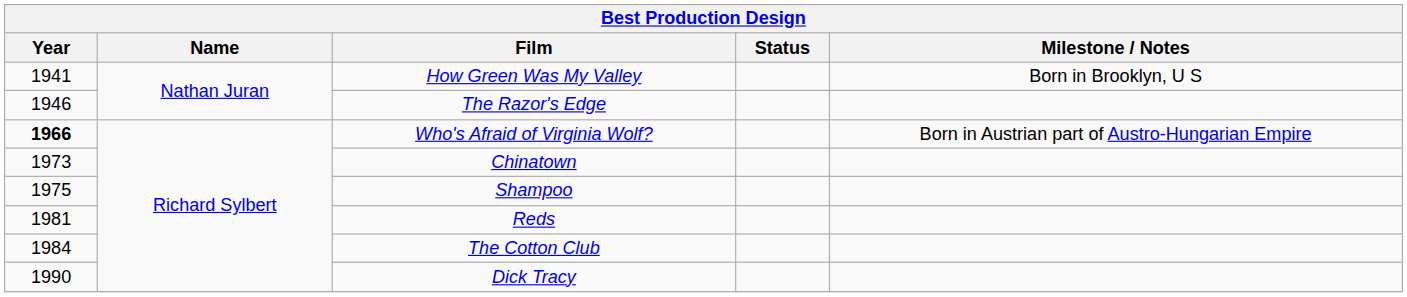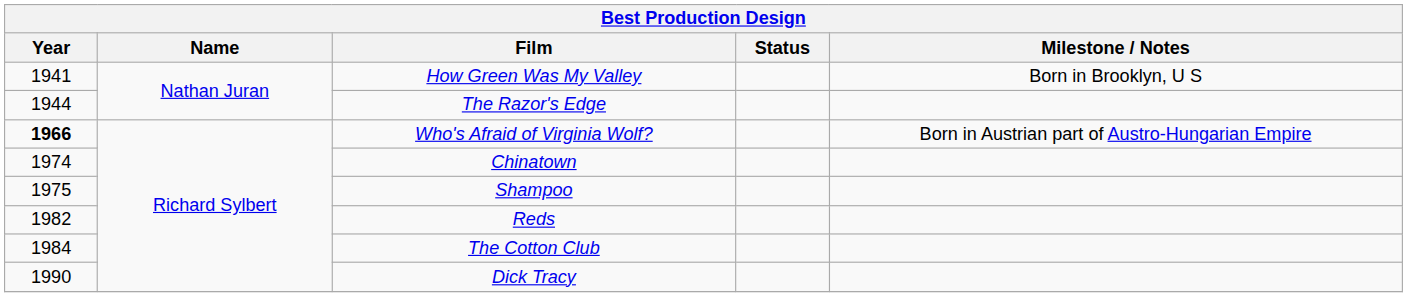(51, 104) 1946 -> (51, 104) 1944
(51, 162) 1973 -> (51, 162) 1974
(51, 219) 1981 -> (51, 219) 1982
